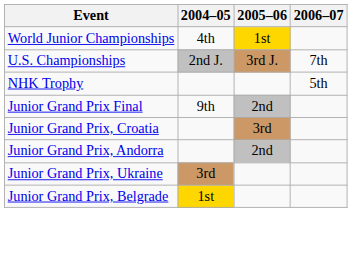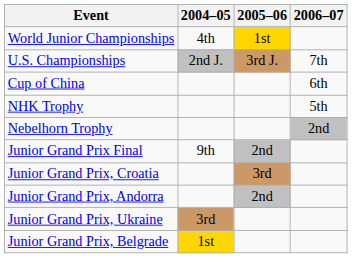+ row: (46, 83)
+ row: (60, 128)
